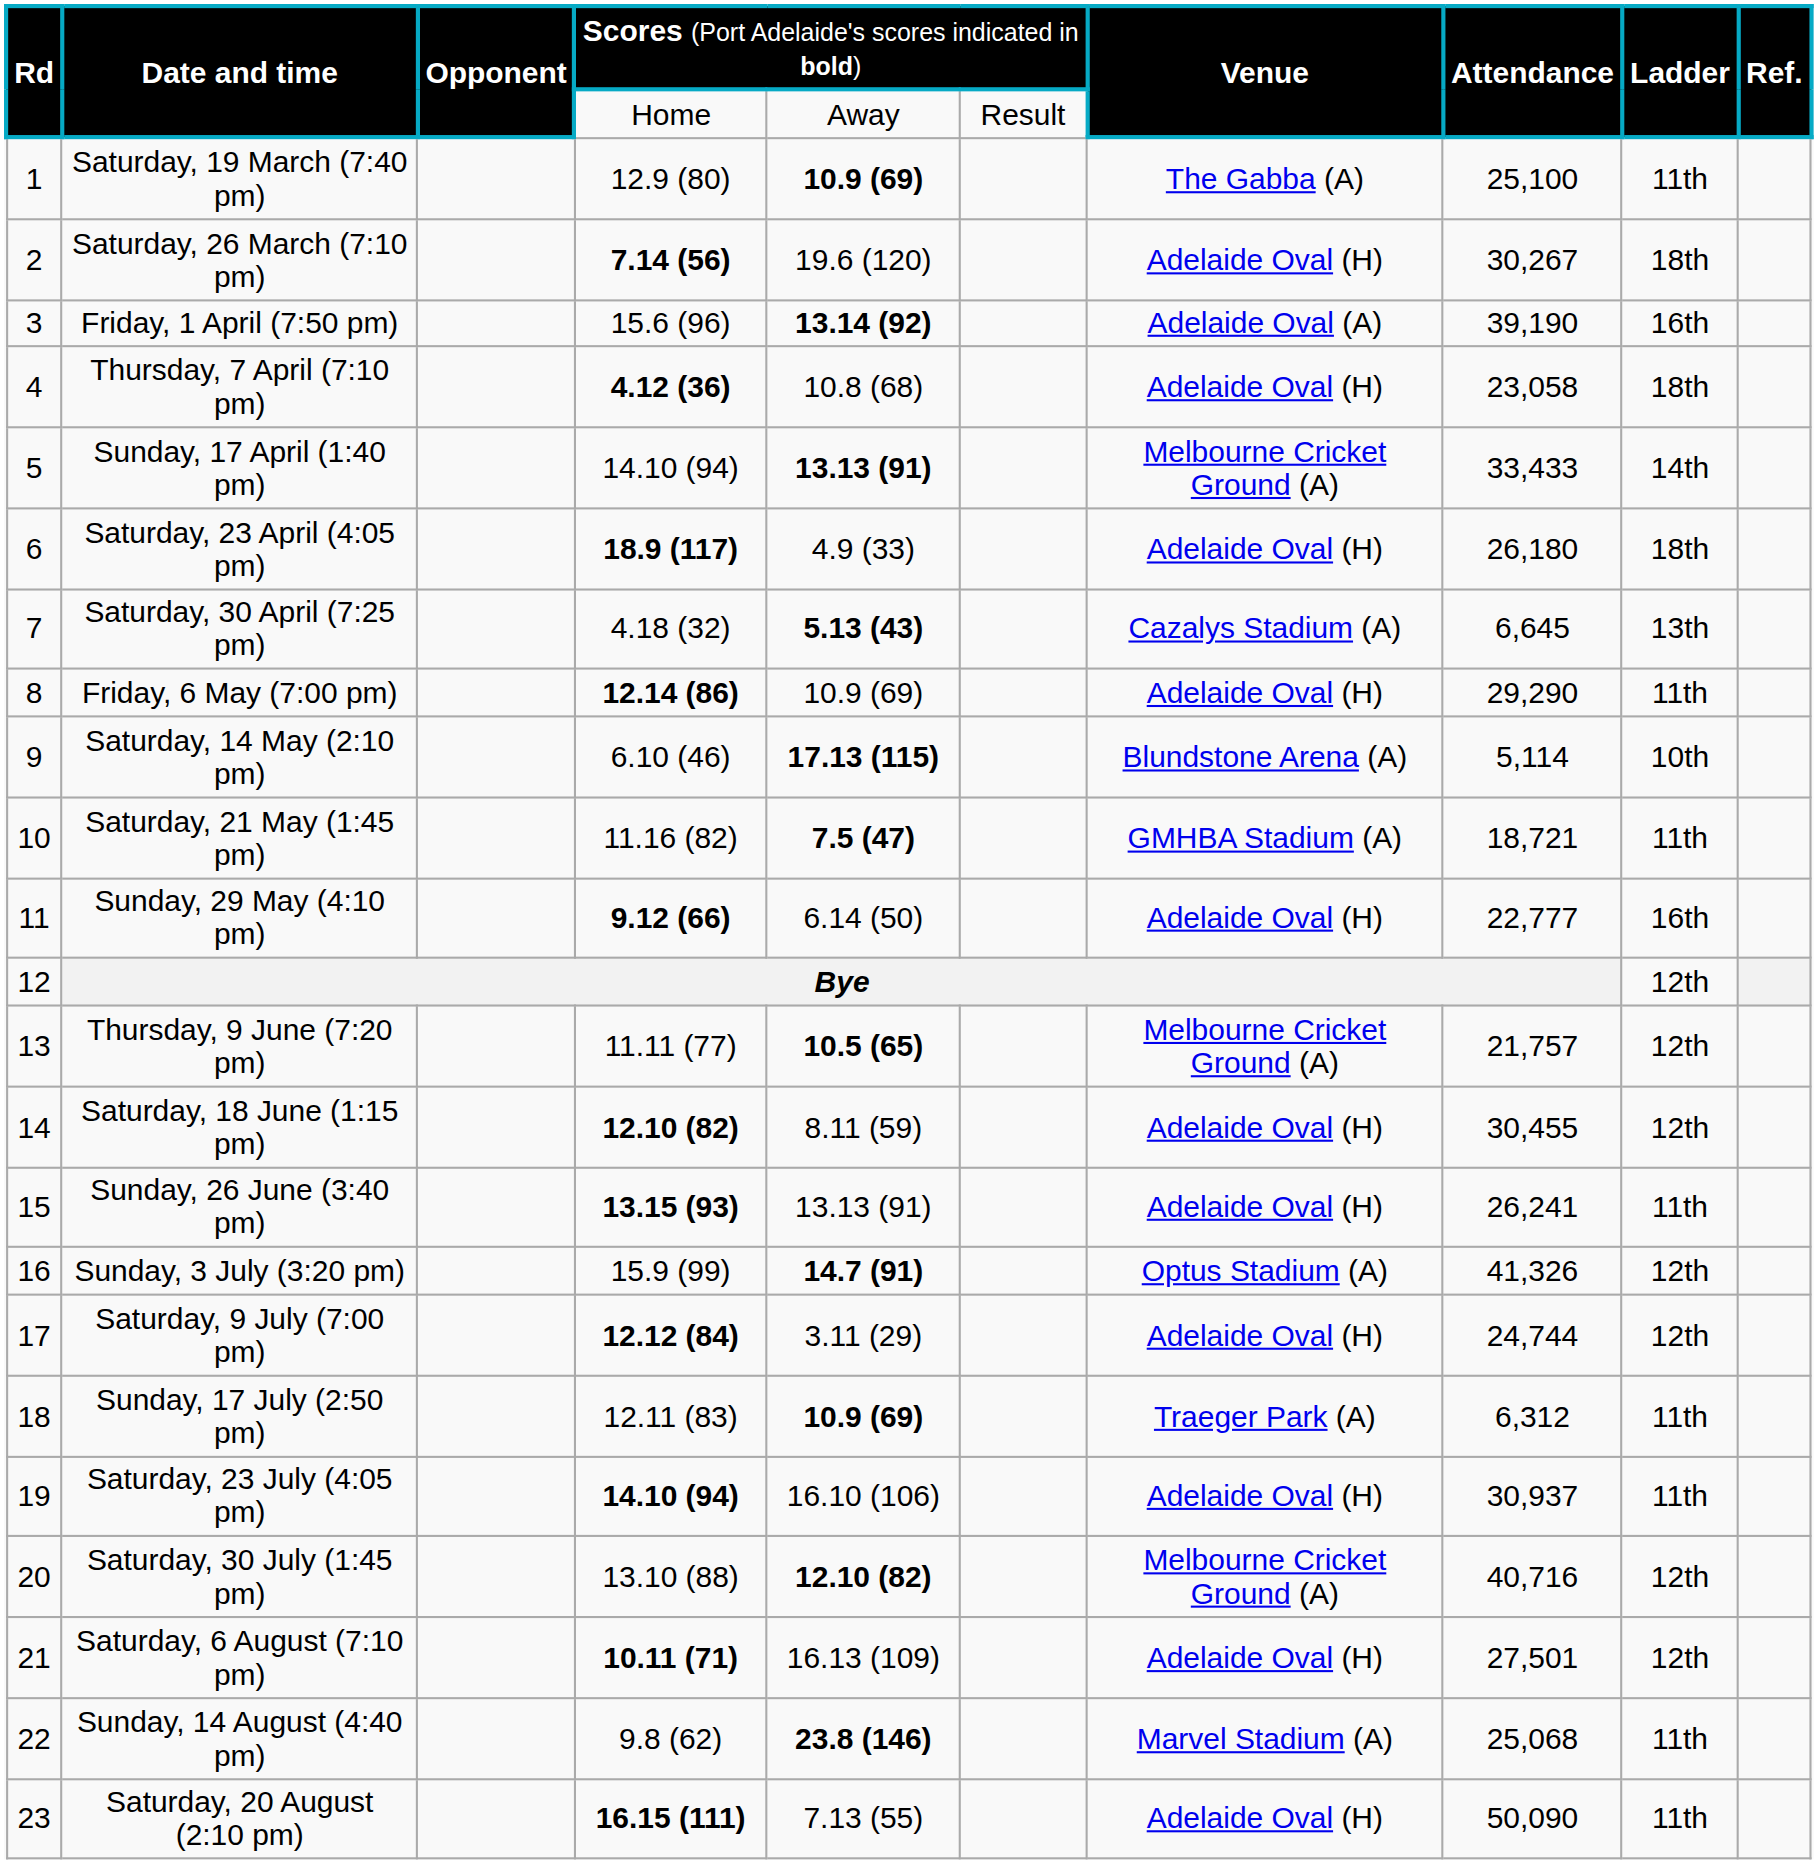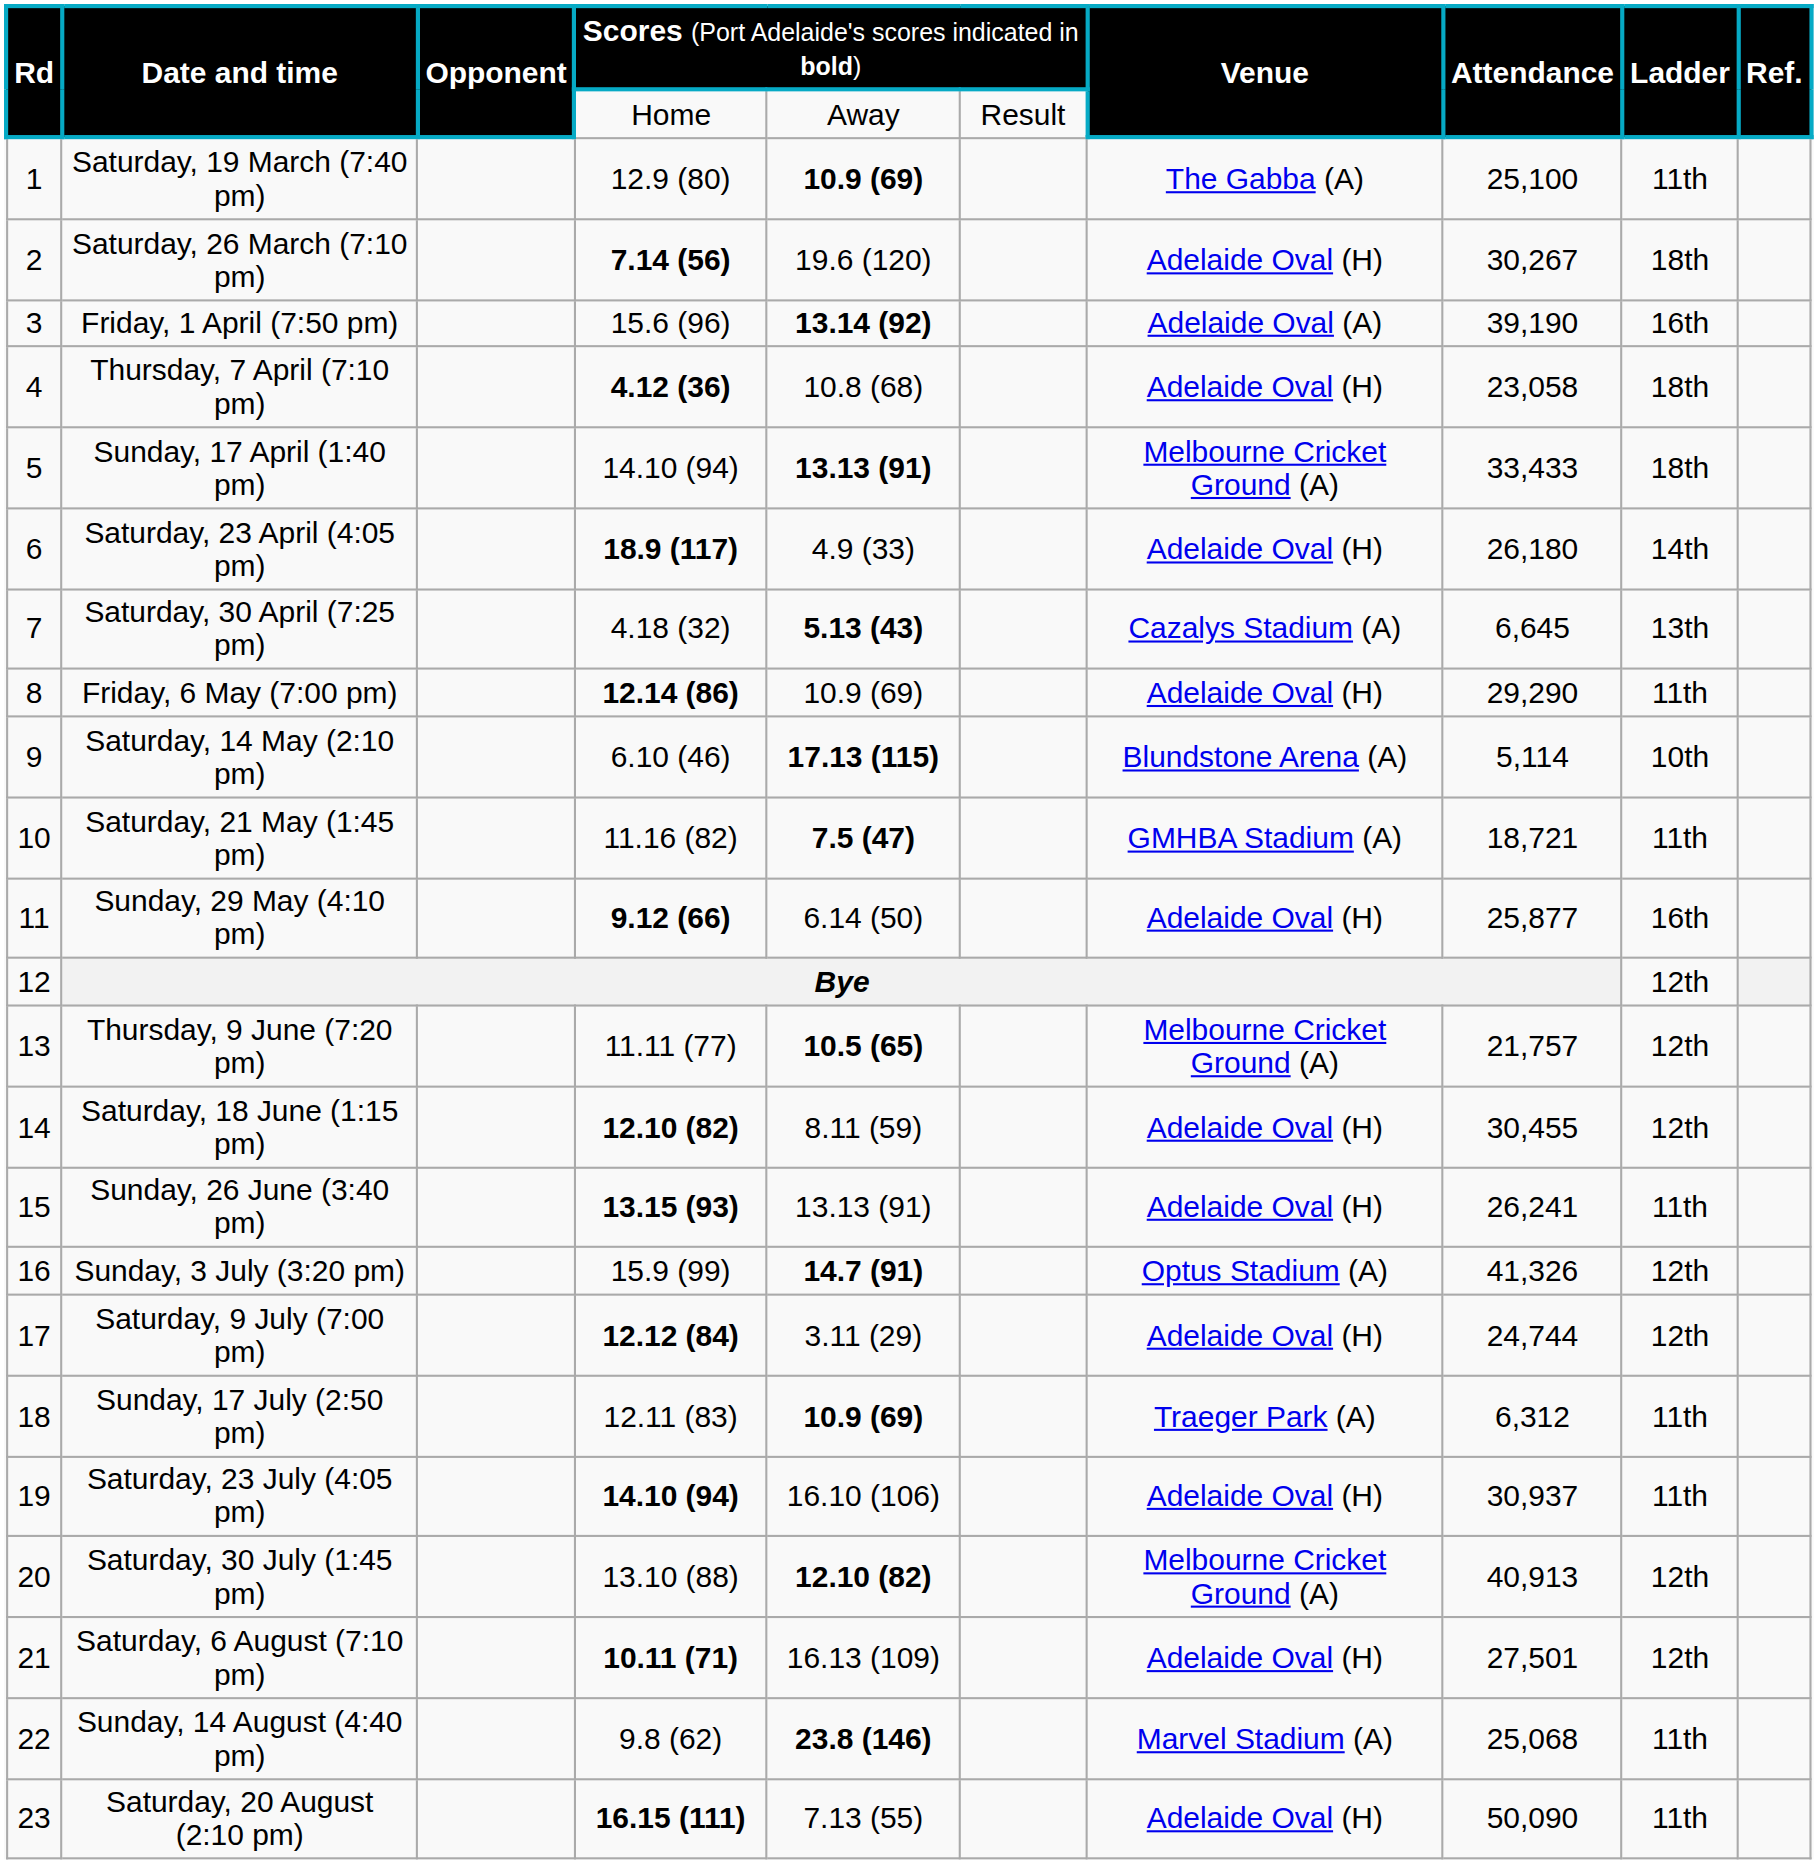(1680, 468) 14th -> (1680, 468) 18th
(1680, 549) 18th -> (1680, 549) 14th
(1532, 918) 22,777 -> (1532, 918) 25,877
(1532, 1577) 40,716 -> (1532, 1577) 40,913
